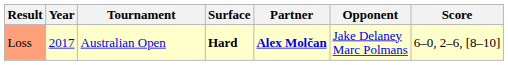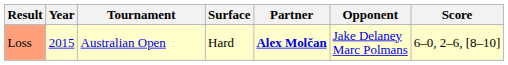(62, 42) 2017 -> (62, 42) 2015
(223, 42) bold -> (221, 42) normal
